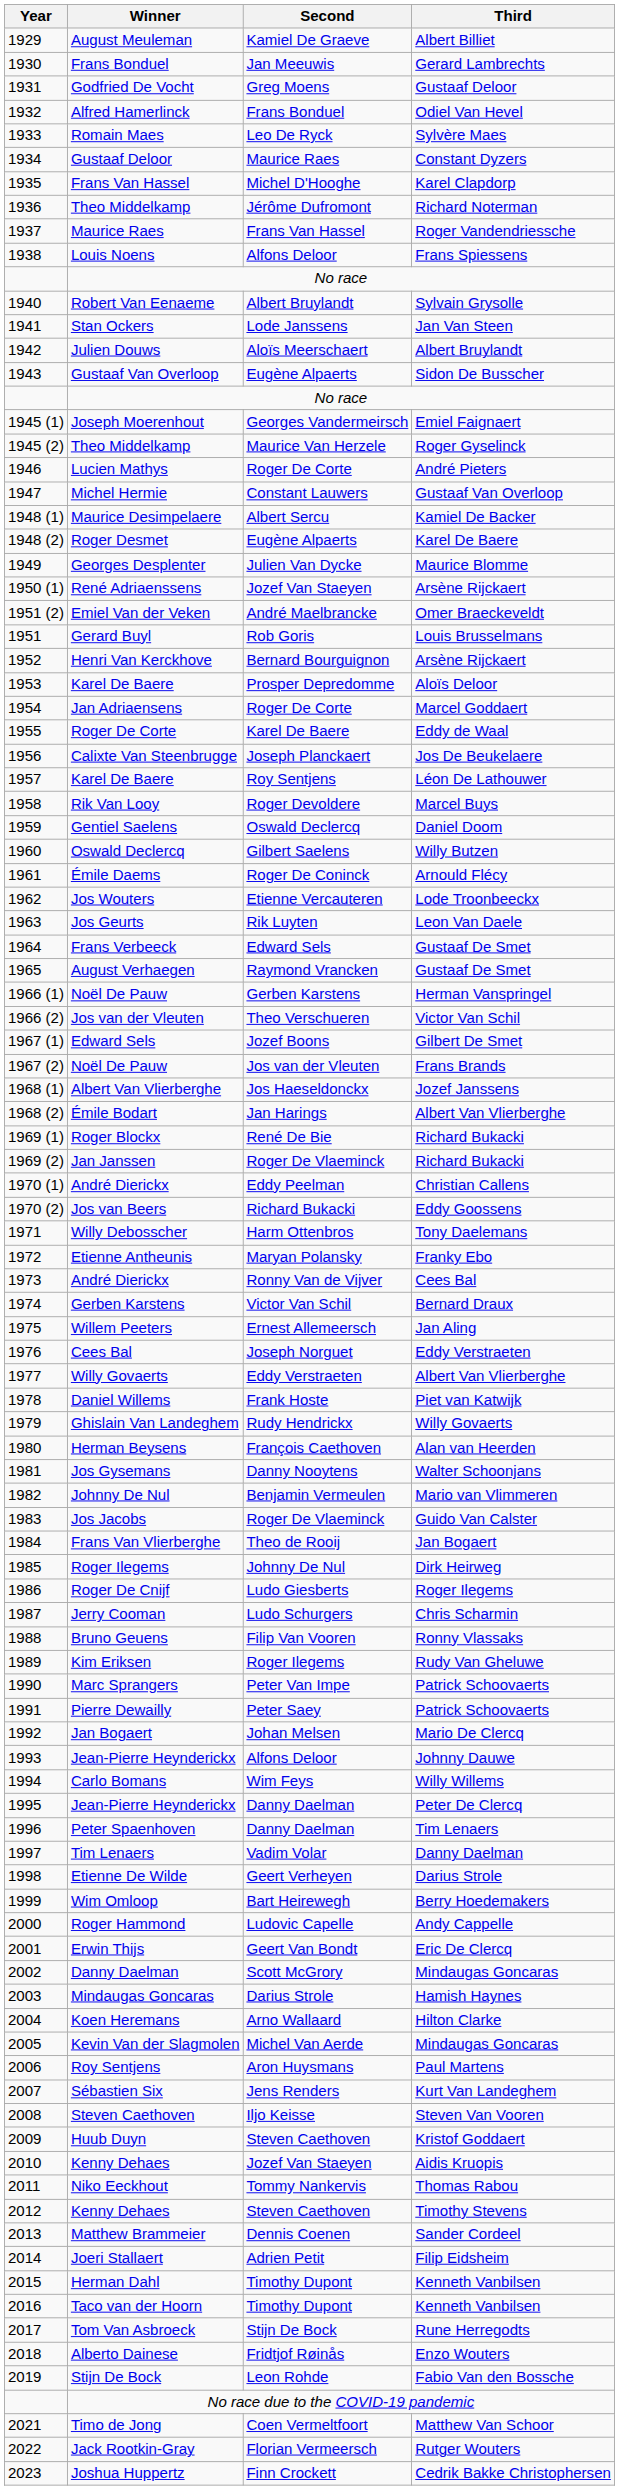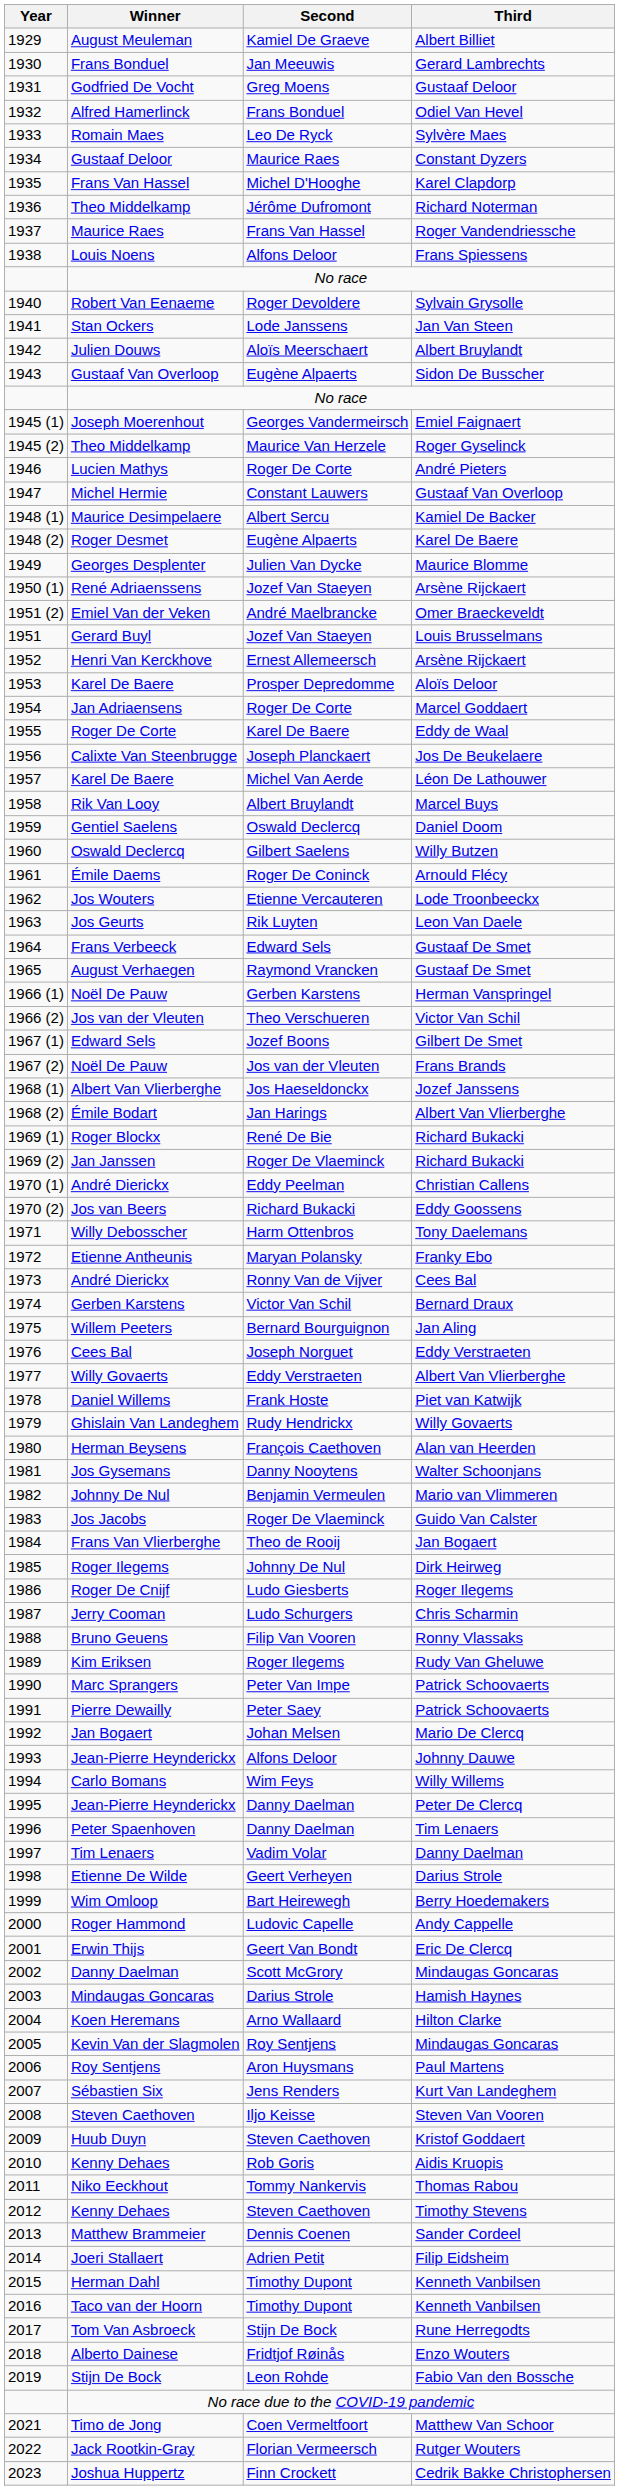(300, 302) Albert Bruylandt -> (303, 302) Roger Devoldere
(280, 636) Rob Goris -> (309, 636) Jozef Van Staeyen
(318, 660) Bernard Bourguignon -> (311, 660) Ernest Allemeersch
(291, 779) Roy Sentjens -> (305, 779) Michel Van Aerde
(303, 803) Roger Devoldere -> (300, 803) Albert Bruylandt
(311, 1328) Ernest Allemeersch -> (318, 1328) Bernard Bourguignon
(305, 2043) Michel Van Aerde -> (291, 2043) Roy Sentjens
(309, 2163) Jozef Van Staeyen -> (280, 2163) Rob Goris
